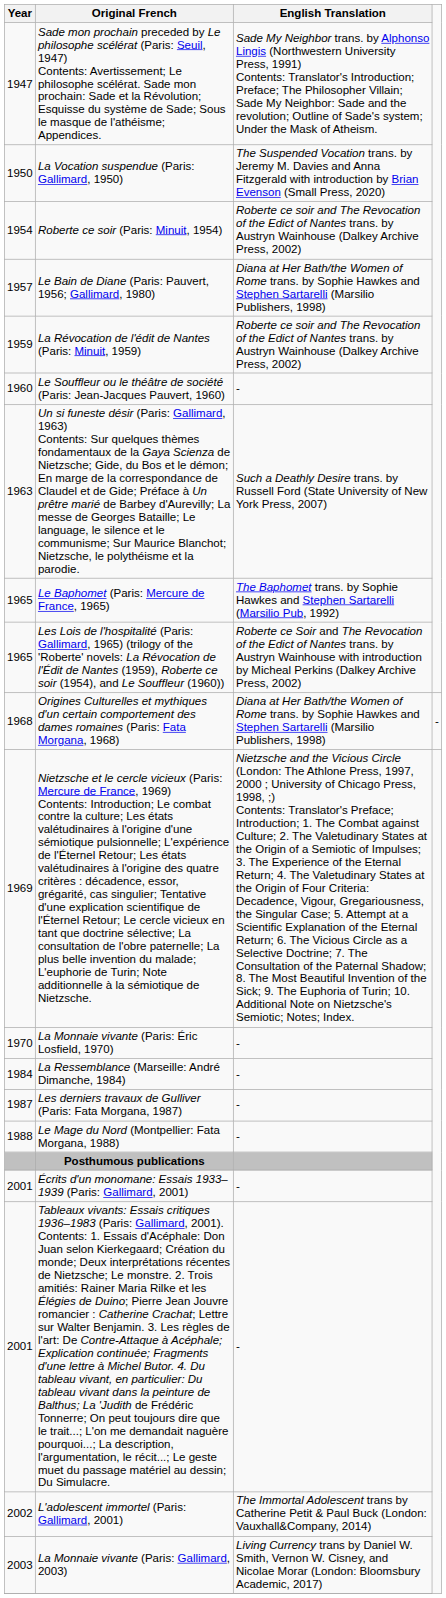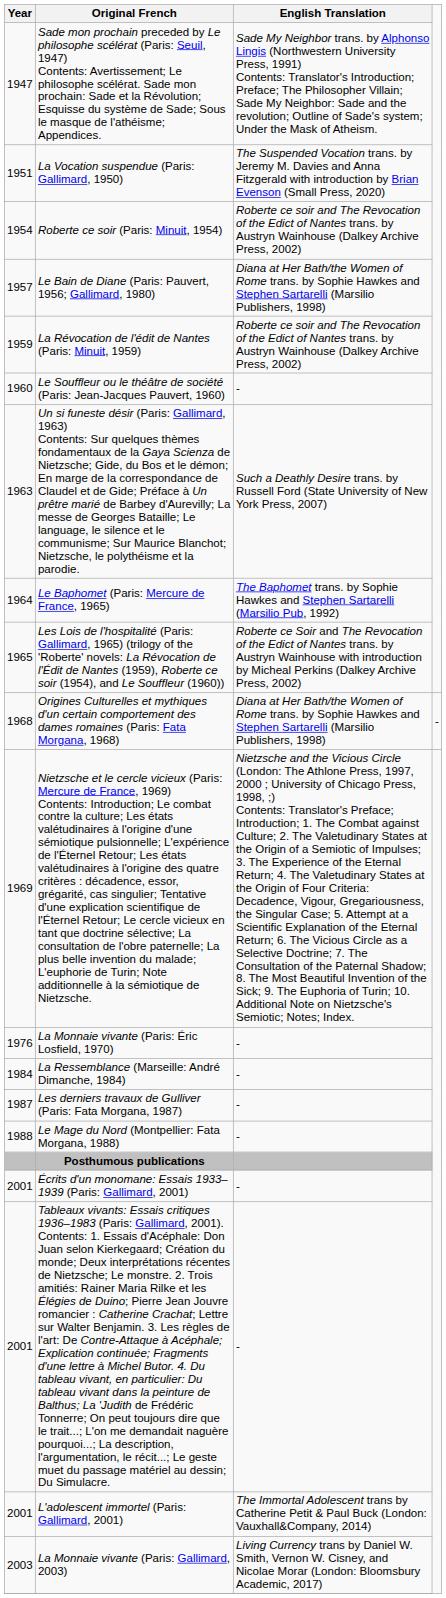(20, 173) 1950 -> (20, 173) 1951
(20, 600) 1965 -> (20, 600) 1964
(20, 1042) 1970 -> (20, 1042) 1976
(20, 1514) 2002 -> (20, 1514) 2001
